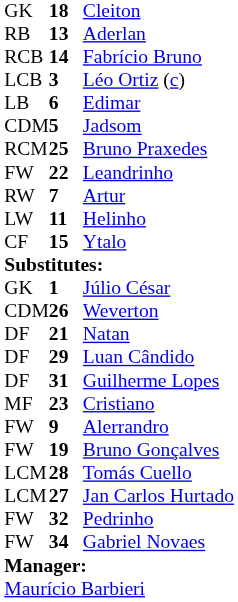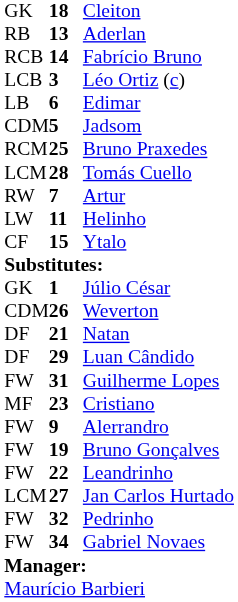rows swapped: (137, 472) <-> (128, 172)
(17, 380) DF -> (19, 380) FW
